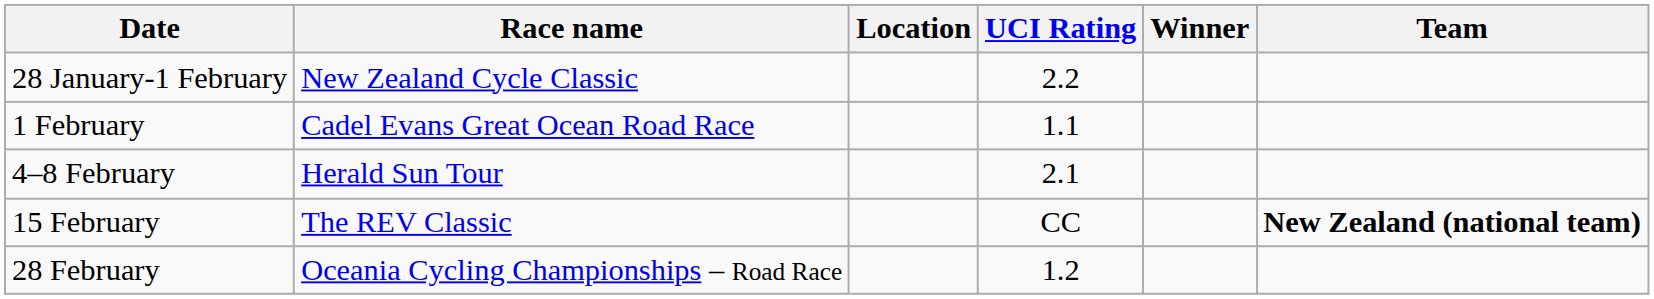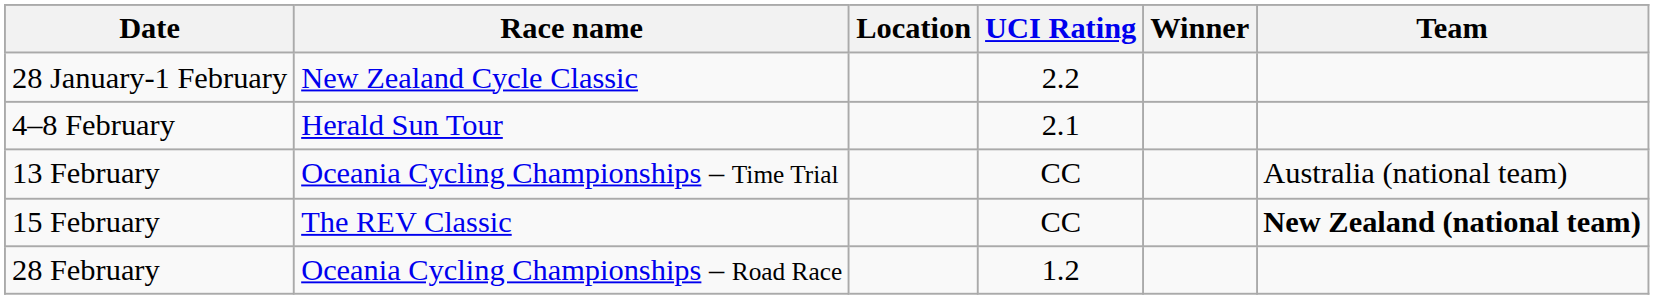- row: (78, 125)
+ row: (86, 173)
